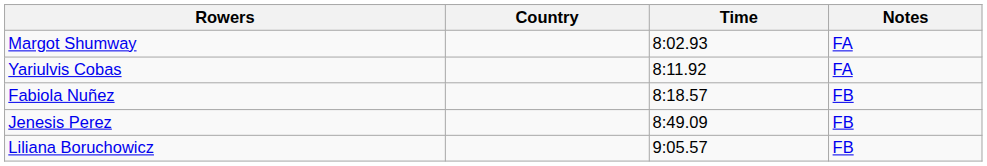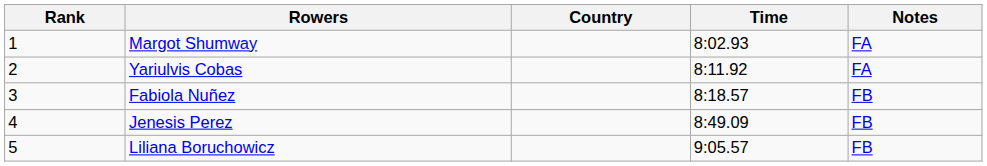+ column: (65, 17)
